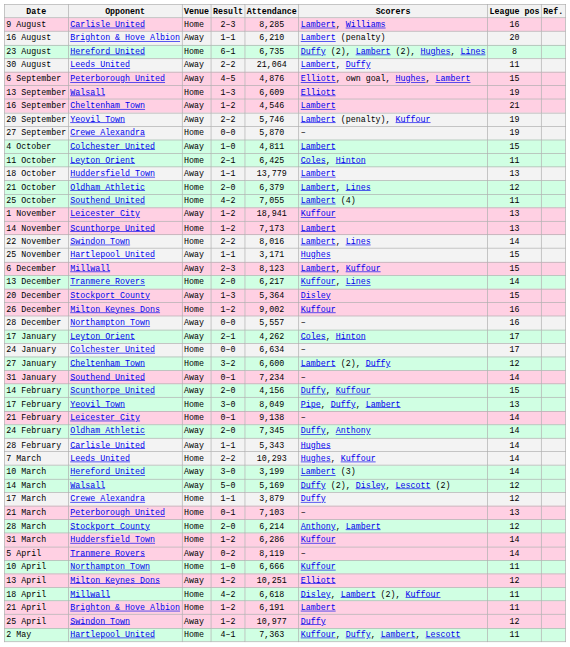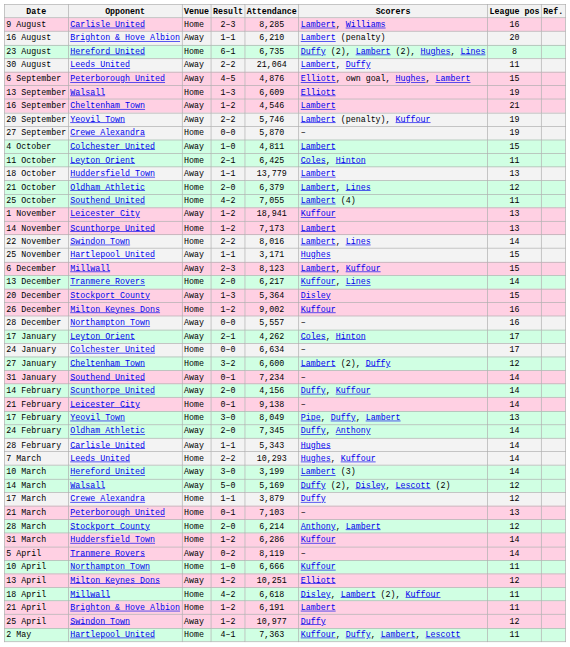(514, 391) 15 -> (514, 391) 14
rows swapped: (34, 404) <-> (34, 418)
